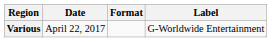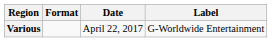columns swapped: (75, 12) <-> (126, 12)
